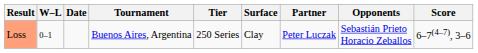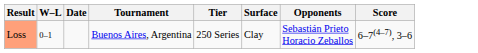- column: (309, 12)
